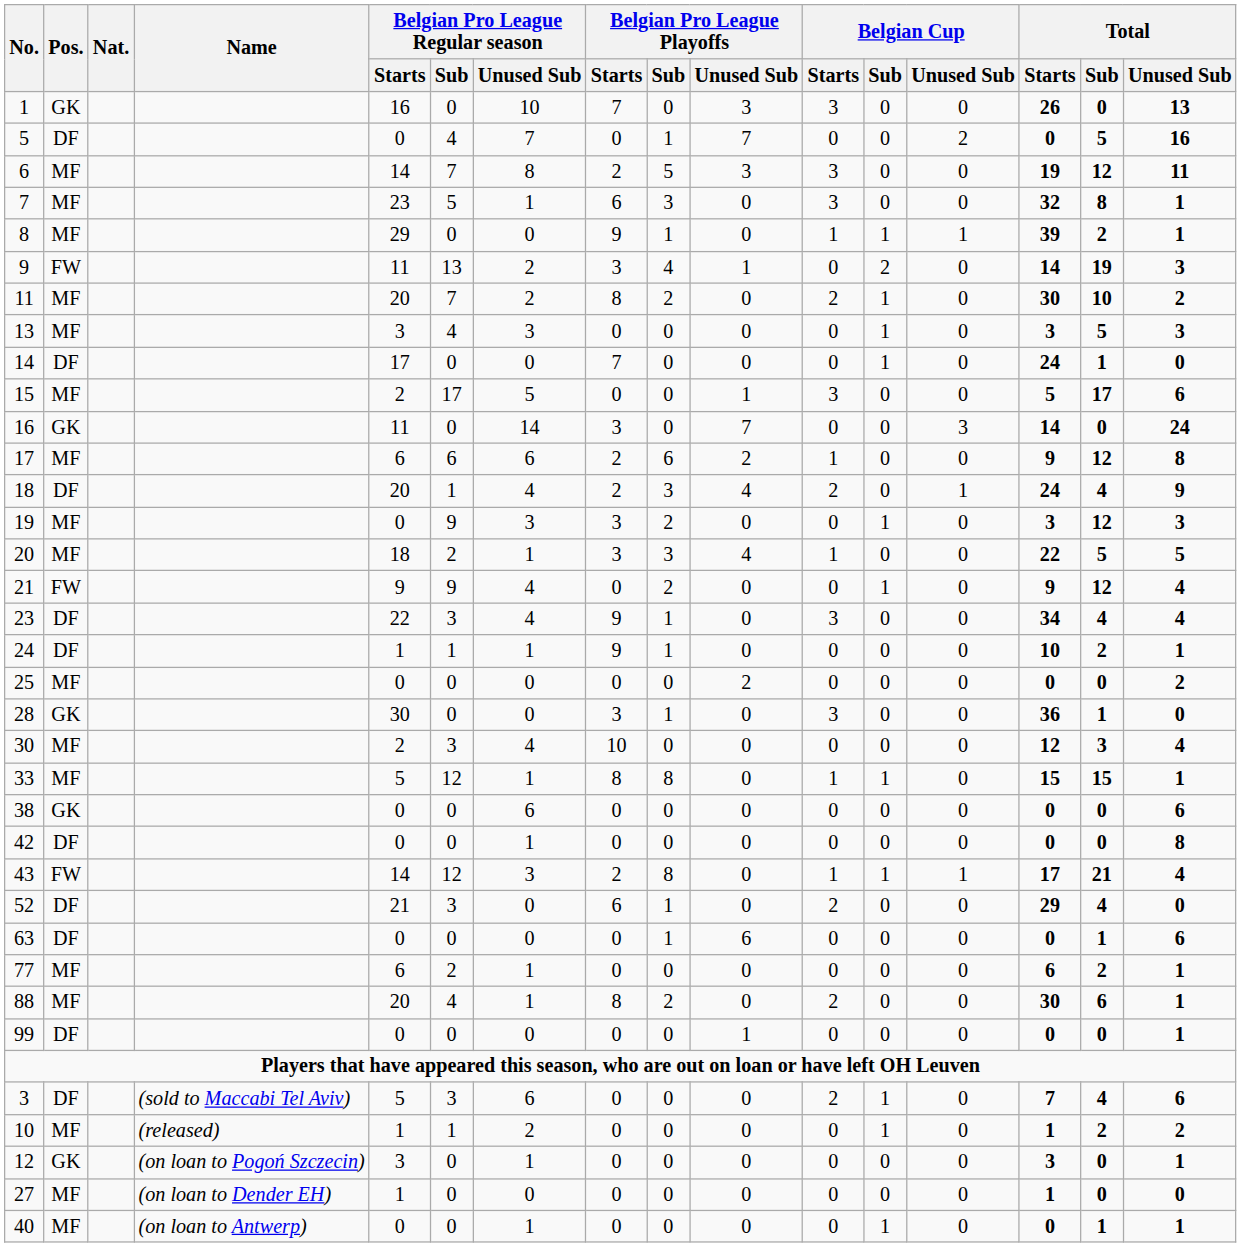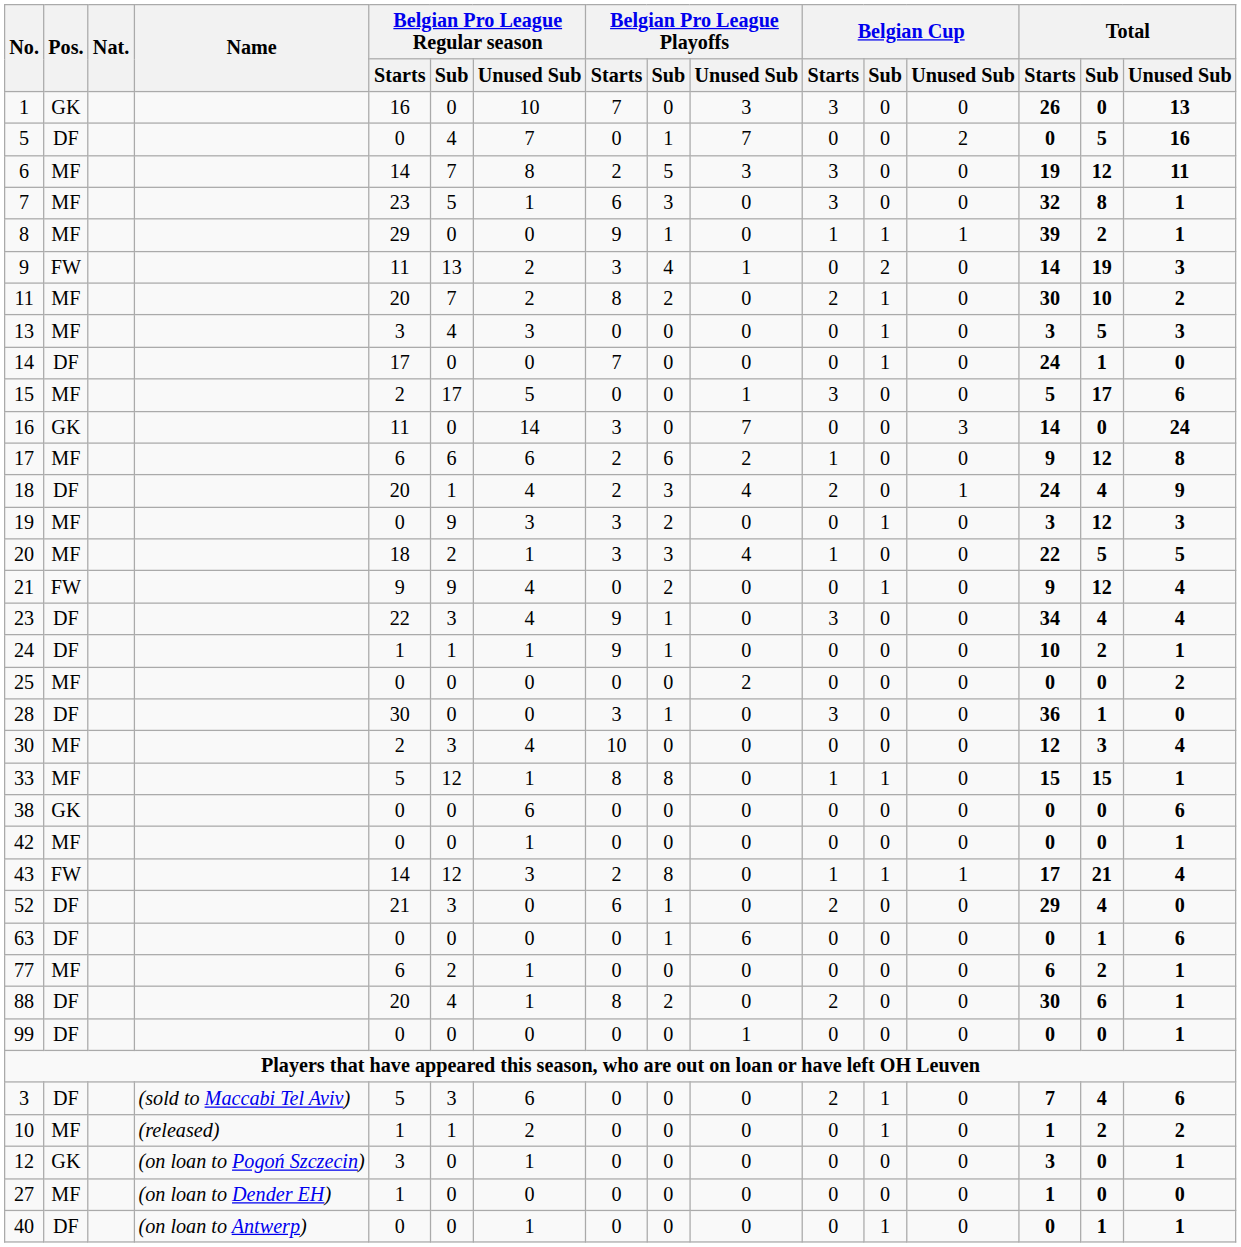(66, 714) GK -> (66, 714) DF
(66, 842) DF -> (66, 842) MF
(1180, 842) 8 -> (1180, 842) 1
(66, 1002) MF -> (66, 1002) DF
(66, 1226) MF -> (66, 1226) DF
